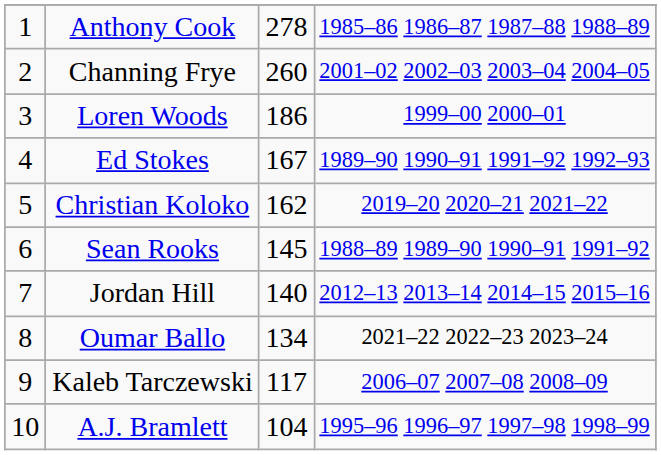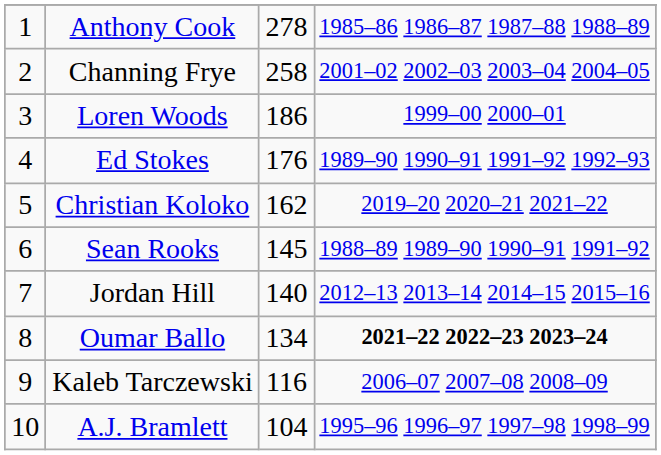(287, 71) 260 -> (287, 71) 258
(287, 159) 167 -> (287, 159) 176
(485, 337) normal -> (485, 337) bold
(287, 381) 117 -> (287, 381) 116
